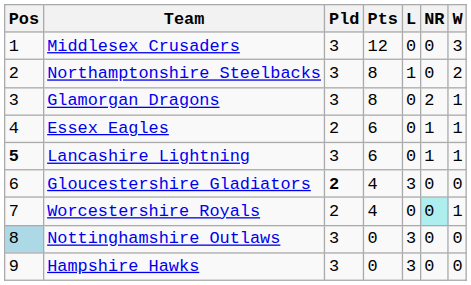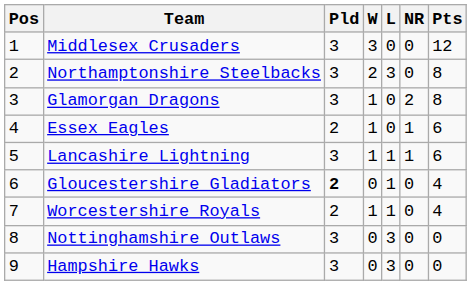columns swapped: (458, 18) <-> (383, 18)
(411, 74) 1 -> (391, 74) 3
(14, 156) bold -> (14, 156) normal
(411, 156) 0 -> (391, 156) 1
(411, 184) 3 -> (391, 184) 1
(411, 211) 0 -> (391, 211) 1
(429, 211) paleturquoise background -> (409, 211) no background
(14, 239) lightblue background -> (14, 239) no background
